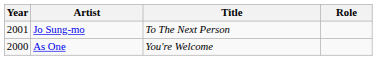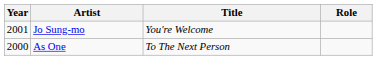(188, 30) To The Next Person -> (179, 30) You're Welcome
(179, 47) You're Welcome -> (188, 47) To The Next Person
